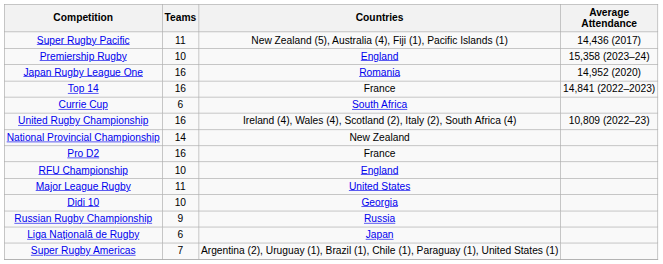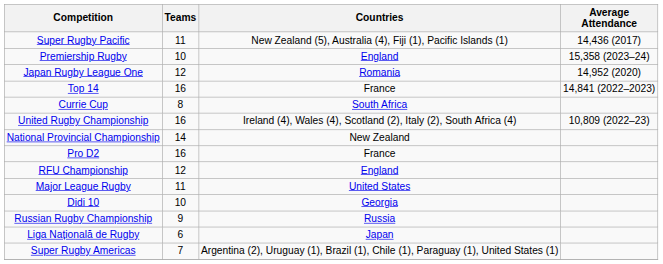(180, 72) 16 -> (180, 72) 12
(180, 105) 6 -> (180, 105) 8
(180, 170) 10 -> (180, 170) 12
